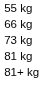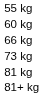+ row: (18, 24)
